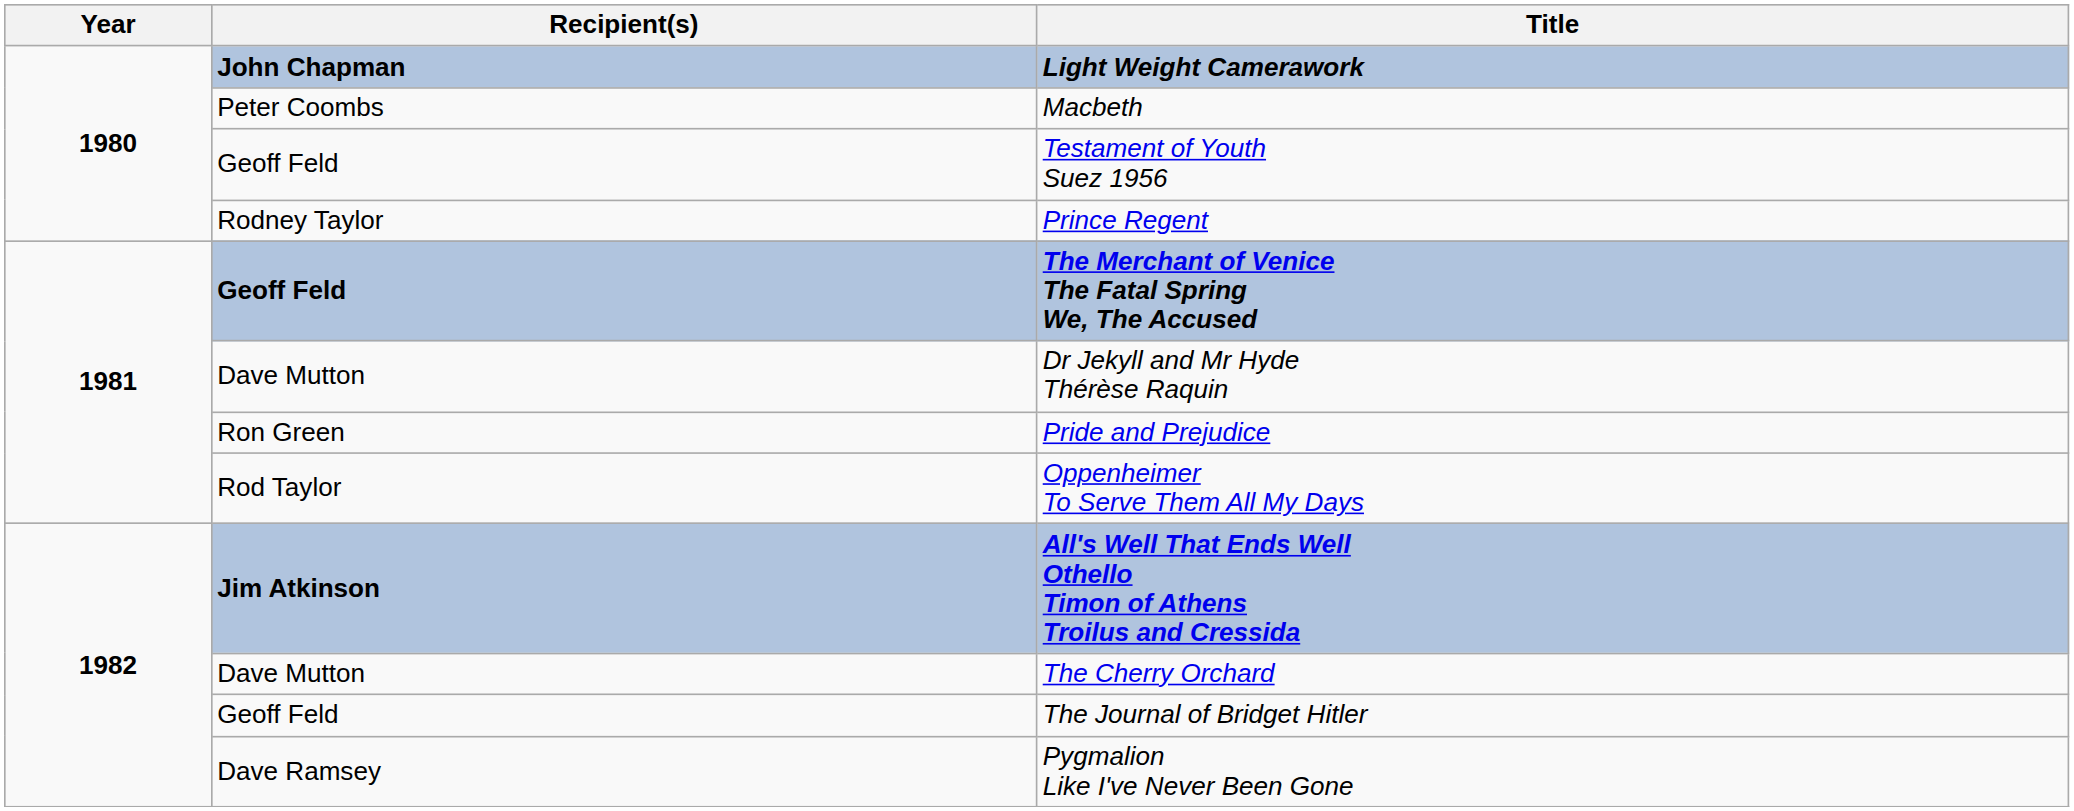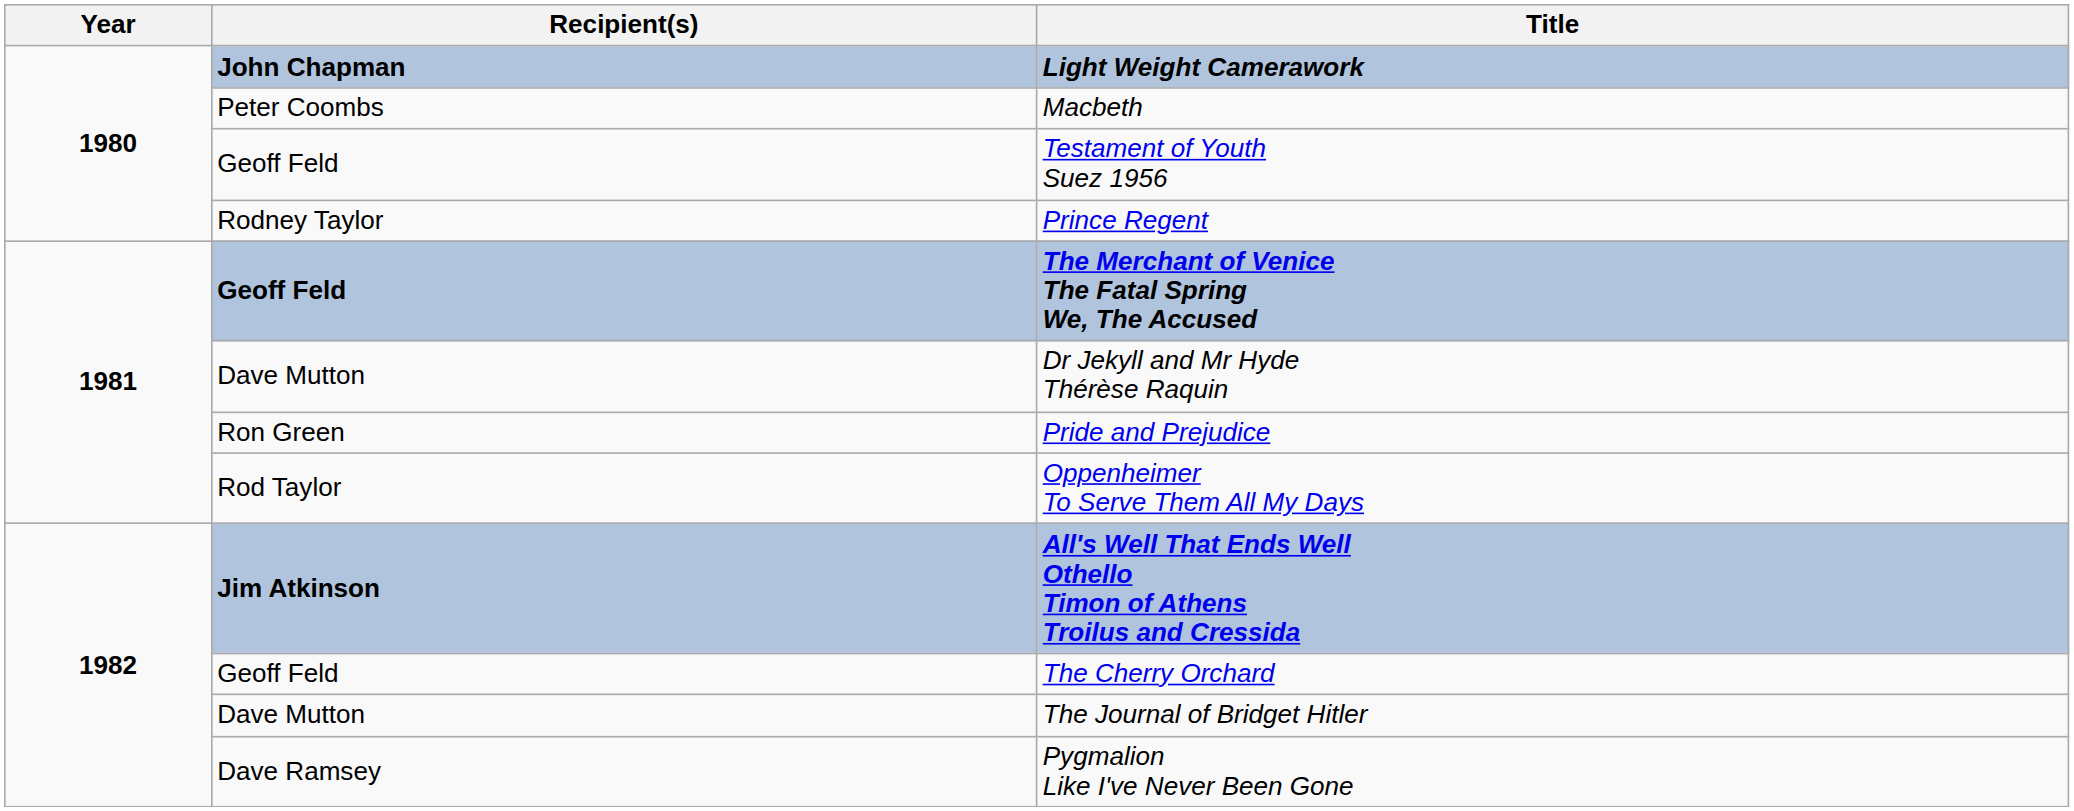(291, 673) Dave Mutton -> (278, 673) Geoff Feld
(278, 714) Geoff Feld -> (291, 714) Dave Mutton
